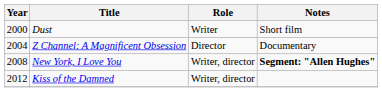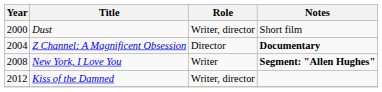(204, 29) Writer -> (223, 29) Writer, director
(288, 45) normal -> (290, 45) bold
(223, 62) Writer, director -> (204, 62) Writer
